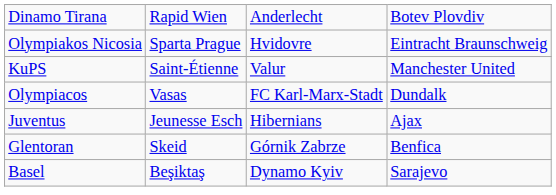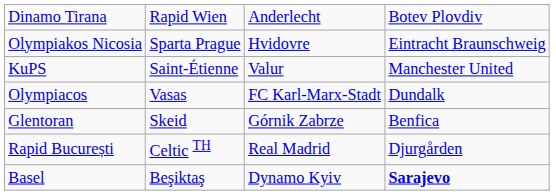- row: (37, 120)
+ row: (61, 149)
(419, 172) normal -> (419, 177) bold
